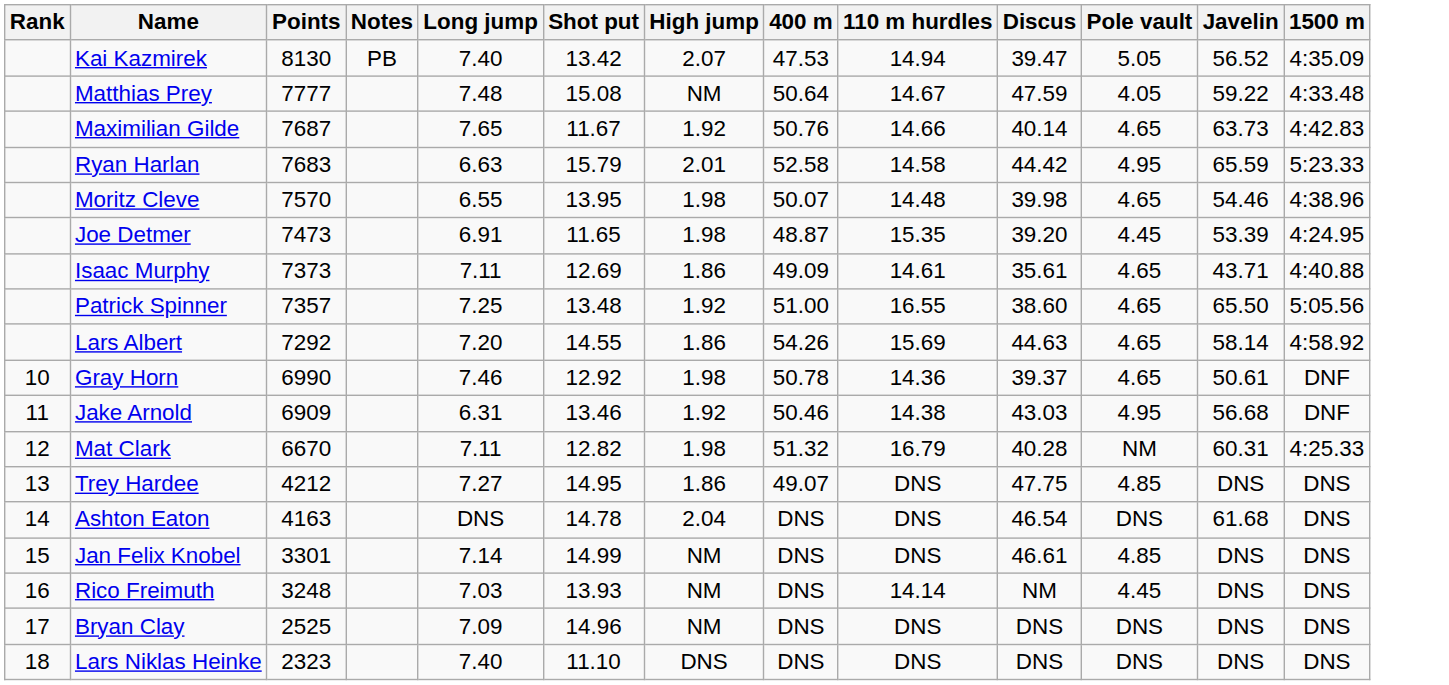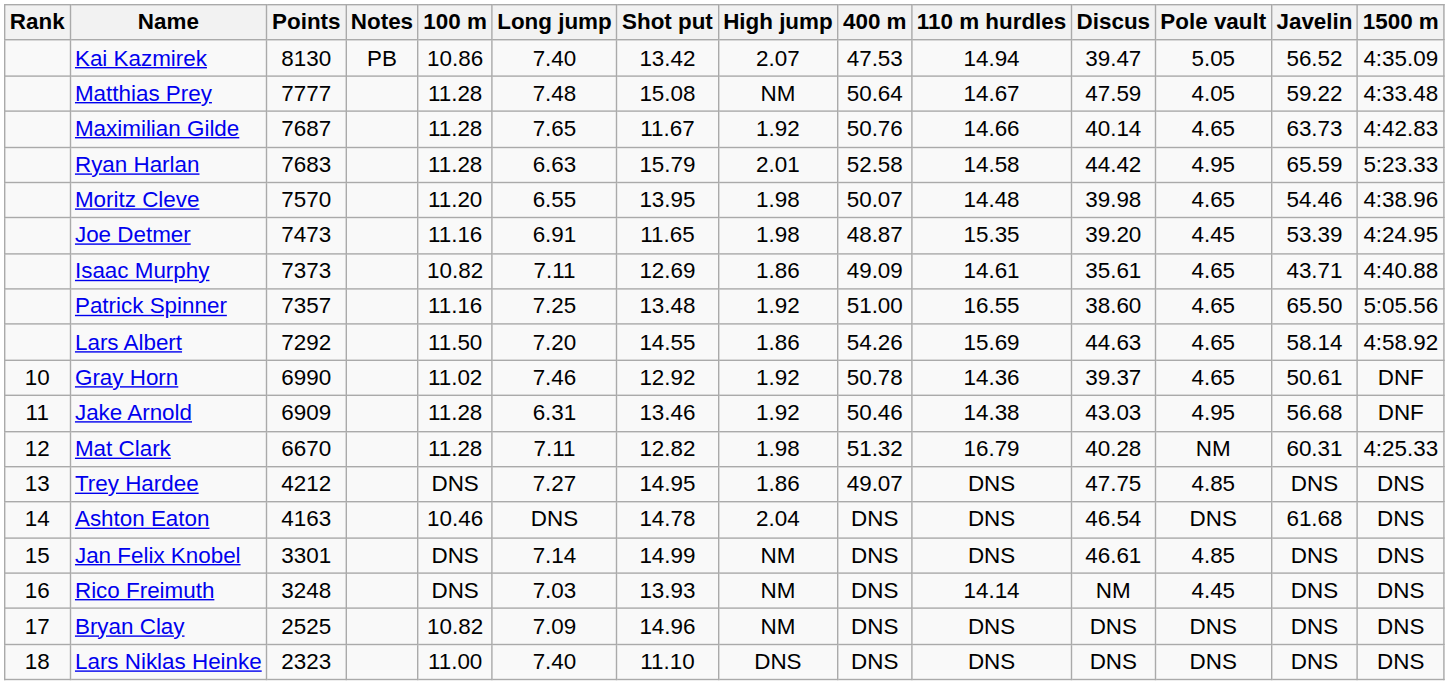+ column: (455, 22)
(704, 377) 1.98 -> (778, 377) 1.92
